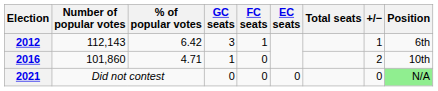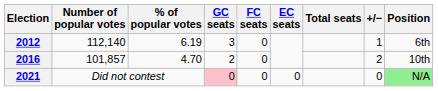(106, 42) 112,143 -> (106, 42) 112,140
(191, 42) 6.42 -> (191, 42) 6.19
(265, 42) 1 -> (265, 42) 0
(106, 59) 101,860 -> (106, 59) 101,857
(191, 59) 4.71 -> (191, 59) 4.70
(232, 59) 1 -> (232, 59) 2
(232, 77) no background -> (232, 77) pink background
